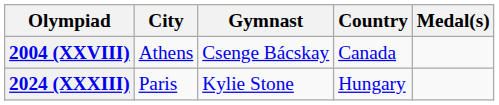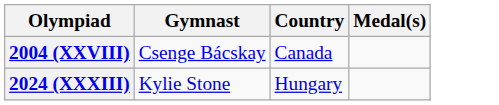- column: (166, 20)
